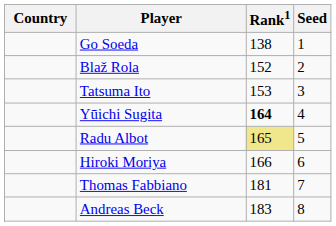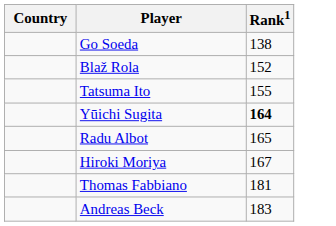- column: (312, 18)
(261, 91) 153 -> (261, 91) 155
(261, 138) khaki background -> (261, 138) no background
(261, 161) 166 -> (261, 161) 167
